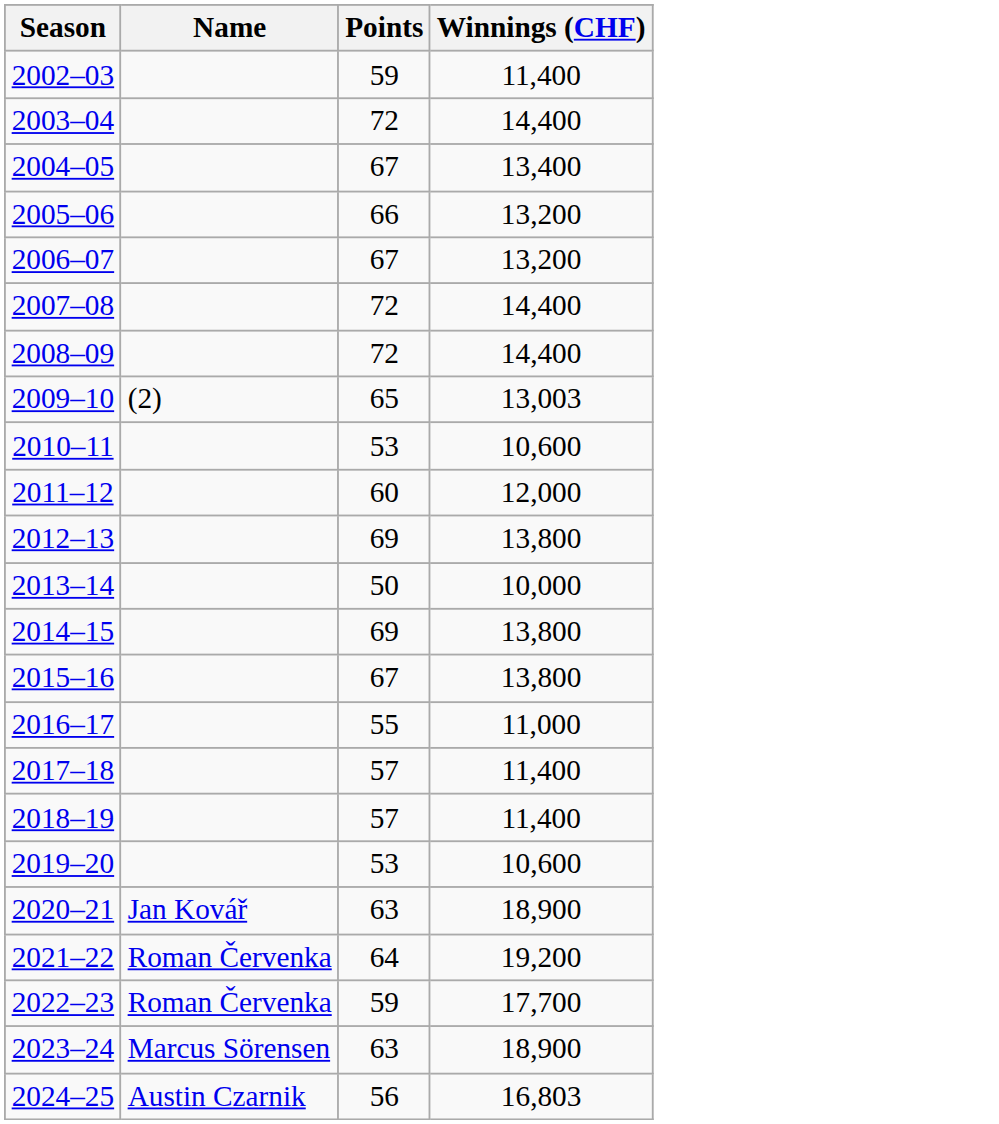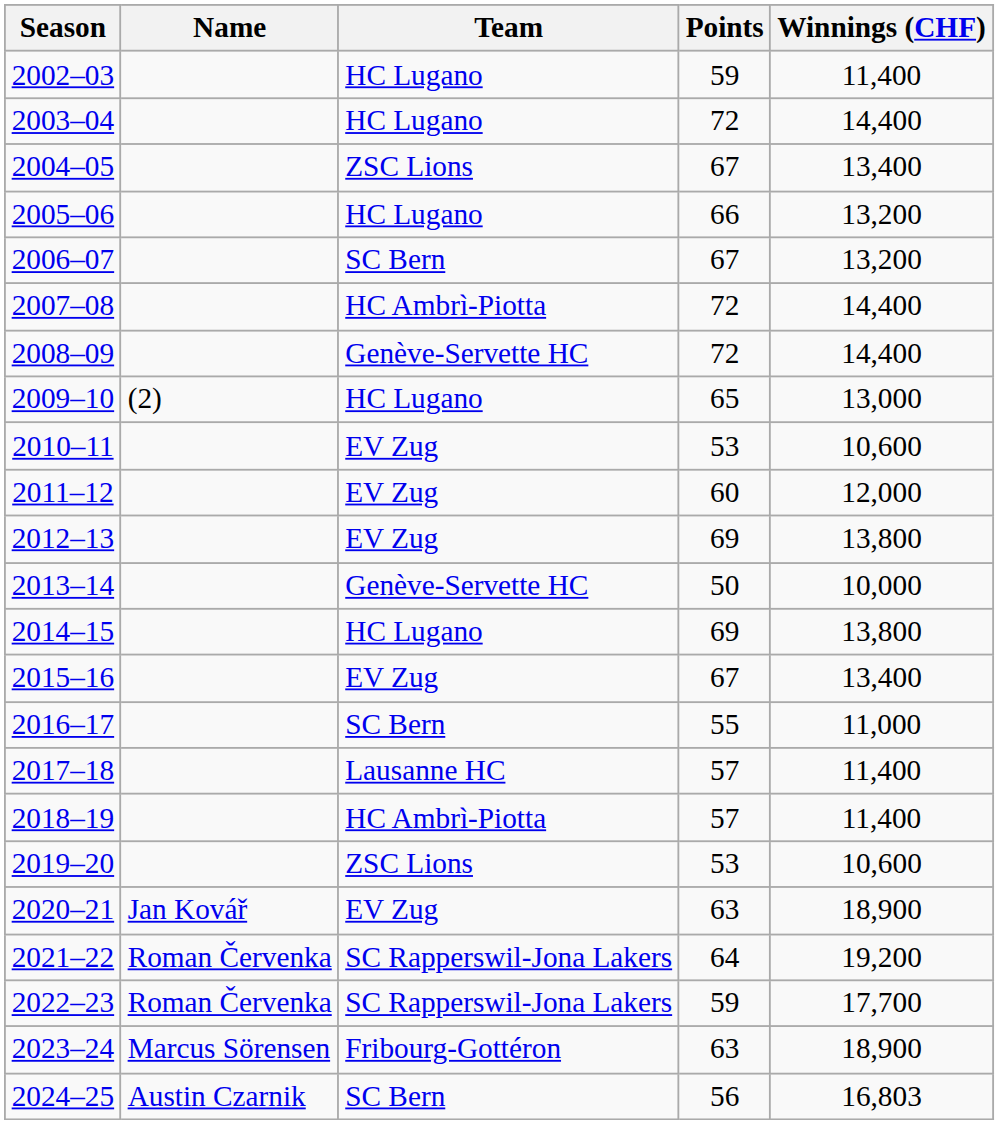+ column: (509, 27)
(541, 399) 13,003 -> (882, 399) 13,000
(541, 677) 13,800 -> (882, 677) 13,400
